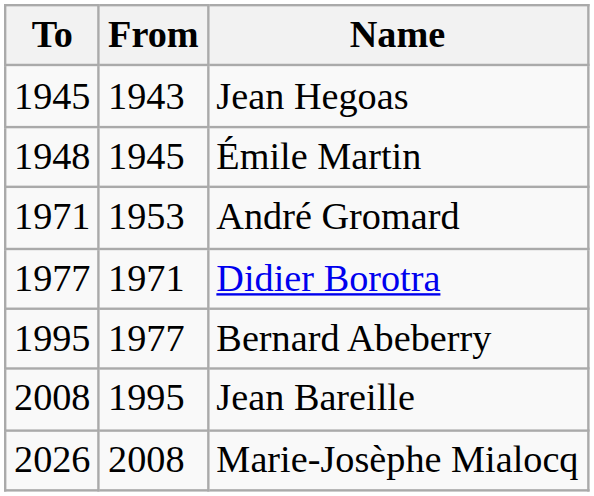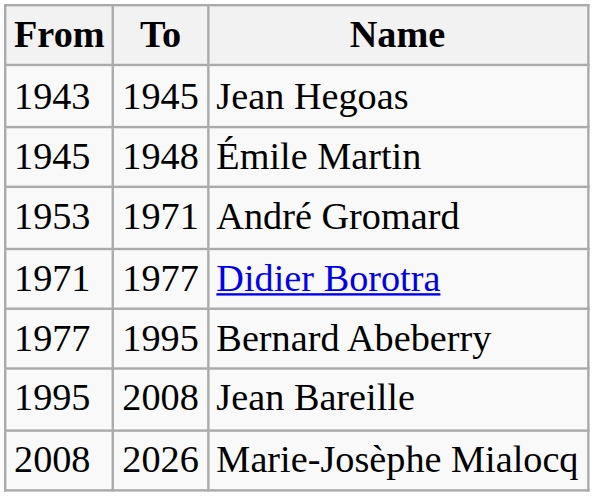columns swapped: (153, 34) <-> (52, 34)
